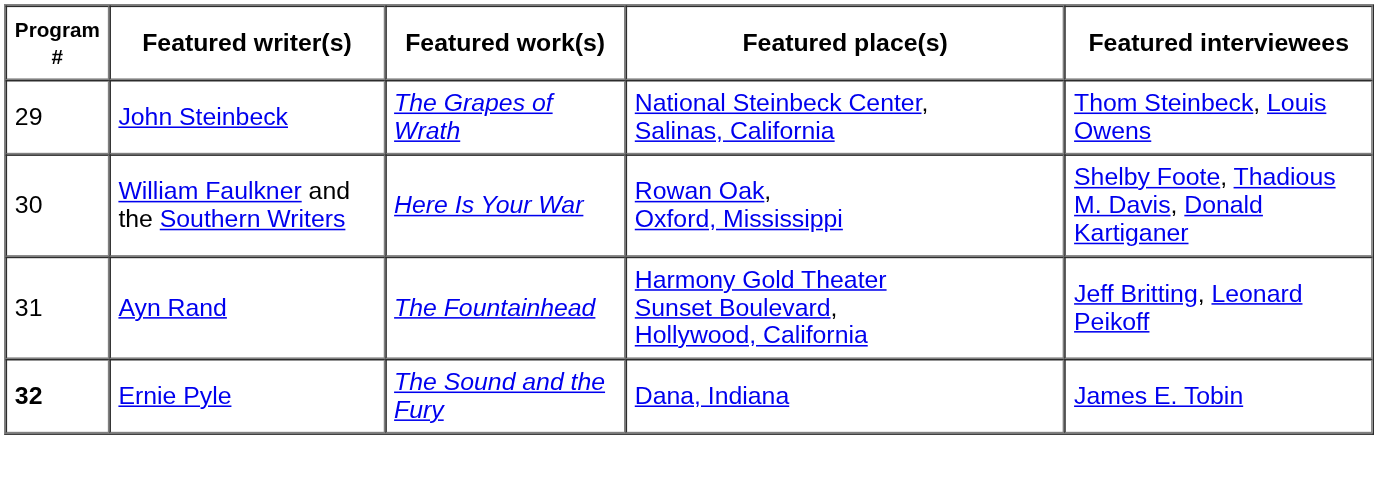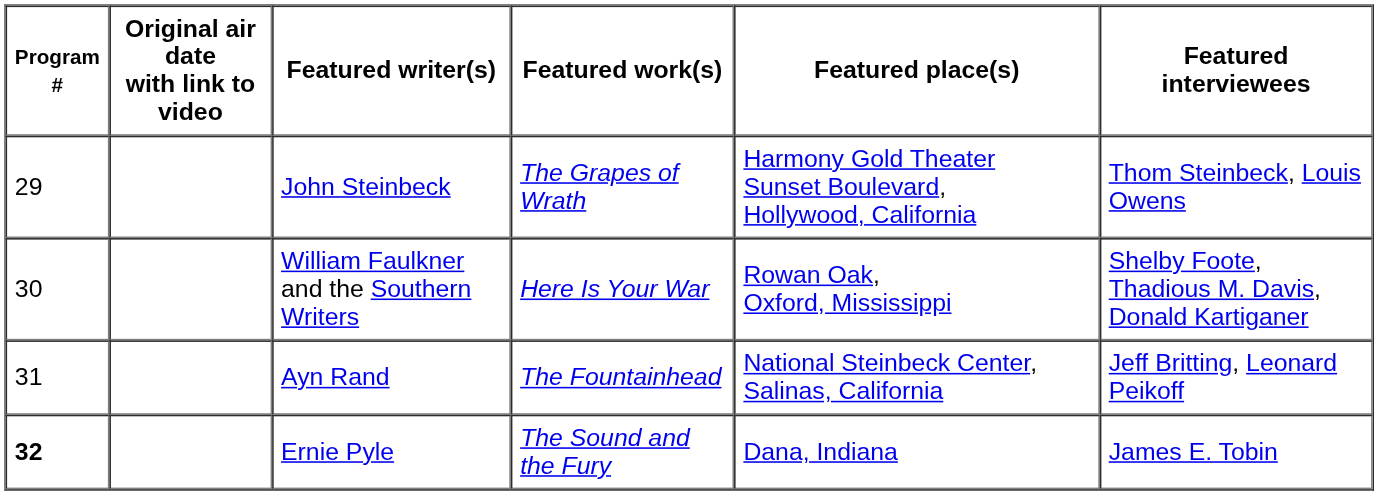+ column: (190, 70)
(782, 116) National Steinbeck Center, Salinas, California -> (869, 186) Harmony Gold Theater Sunset Boulevard, Hollywood, California
(761, 307) Harmony Gold Theater Sunset Boulevard, Hollywood, California -> (890, 377) National Steinbeck Center, Salinas, California
